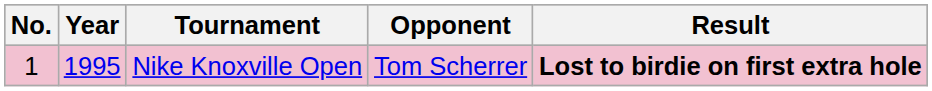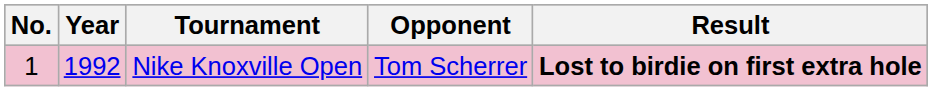(92, 66) 1995 -> (92, 66) 1992
